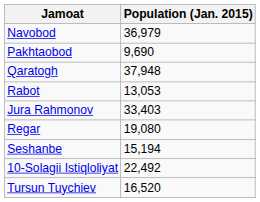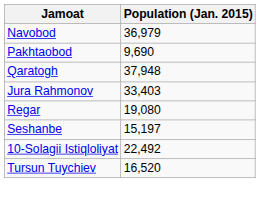- row: (23, 91)
(142, 149) 15,194 -> (142, 129) 15,197
